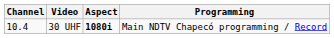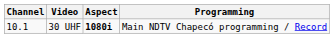(17, 26) 10.4 -> (17, 26) 10.1
